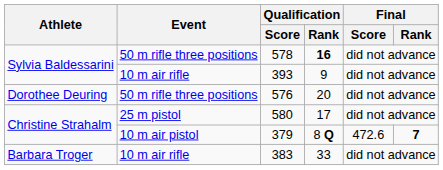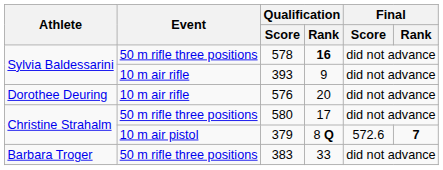(189, 95) 50 m rifle three positions -> (154, 95) 10 m air rifle
(150, 115) 25 m pistol -> (189, 115) 50 m rifle three positions
(368, 135) 472.6 -> (368, 135) 572.6
(154, 155) 10 m air rifle -> (189, 155) 50 m rifle three positions
